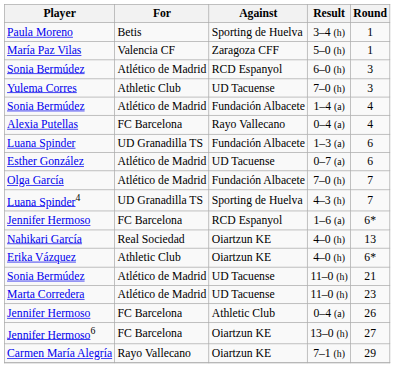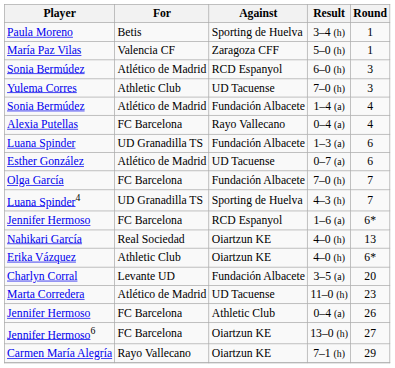(162, 180) Atlético de Madrid -> (150, 180) FC Barcelona
+ row: (42, 276)
- row: (46, 276)
